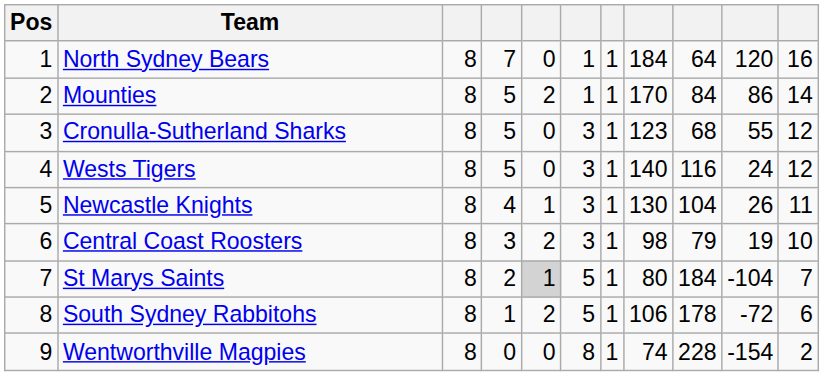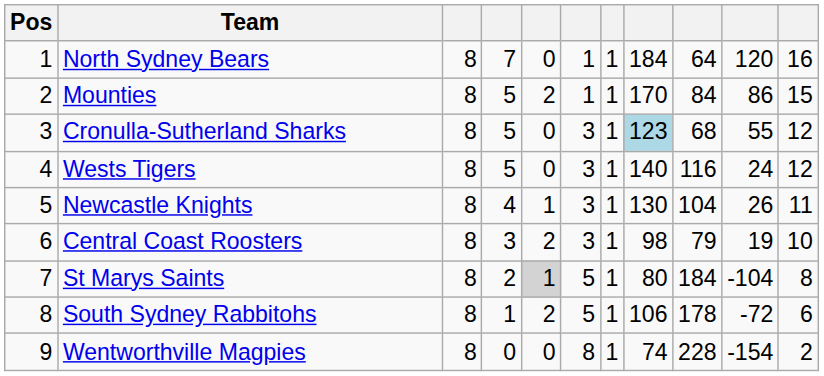(800, 95) 14 -> (800, 95) 15
(648, 132) no background -> (648, 132) lightblue background
(806, 278) 7 -> (806, 278) 8
